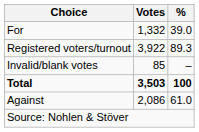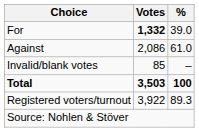(151, 30) normal -> (151, 30) bold
rows swapped: (25, 100) <-> (69, 48)
